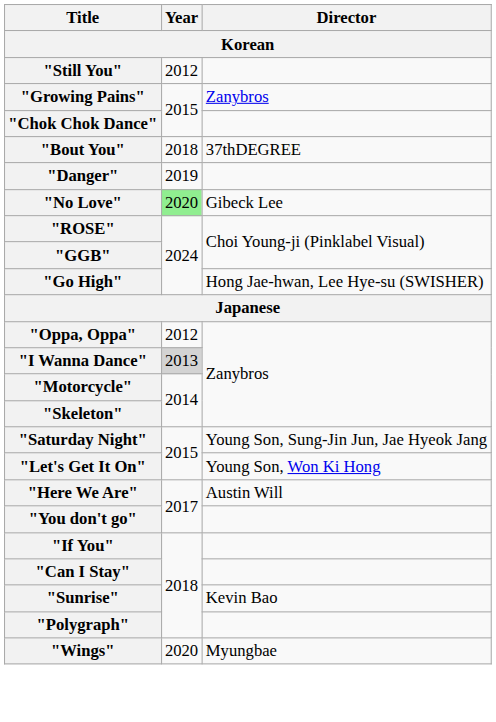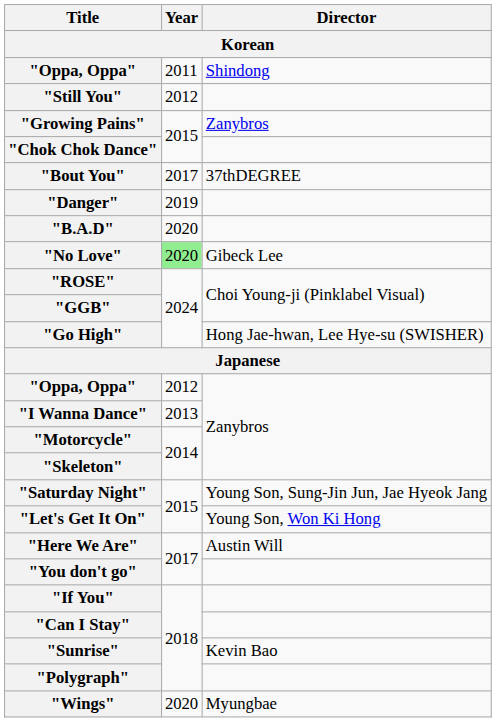+ row: (83, 70)
(182, 149) 2018 -> (182, 176) 2017
+ row: (83, 228)
(182, 360) lightgrey background -> (182, 413) no background
